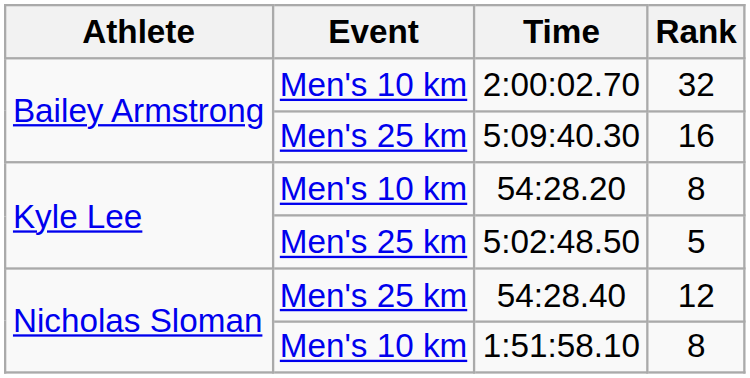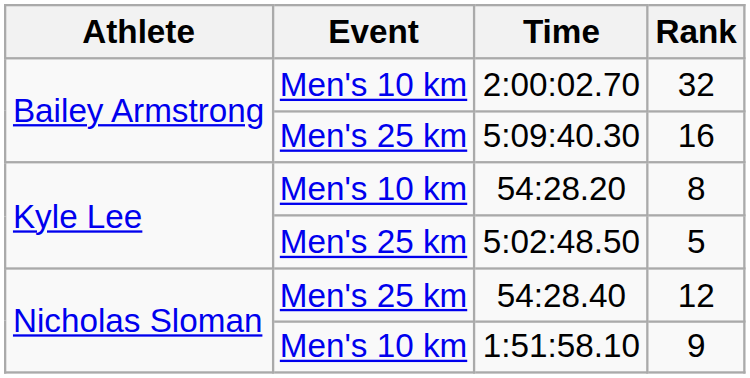(696, 347) 8 -> (696, 347) 9
